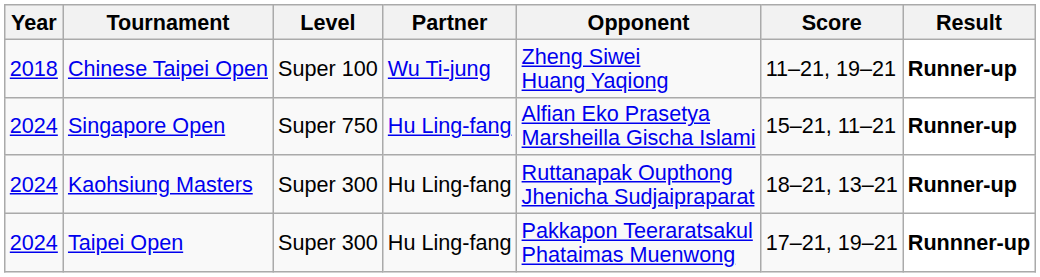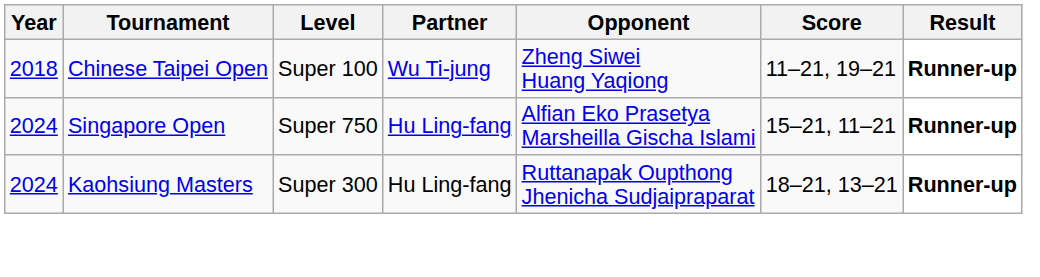- row: (126, 243)
